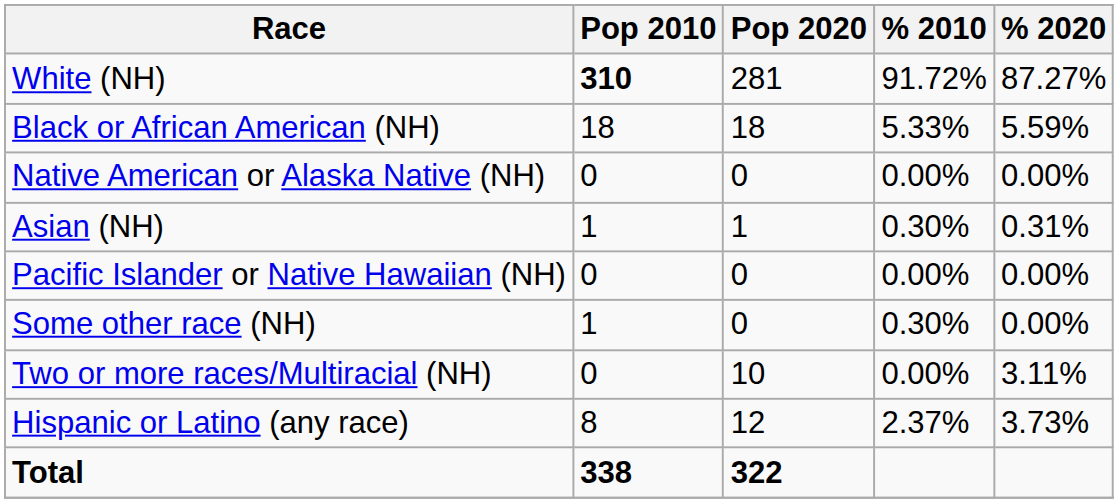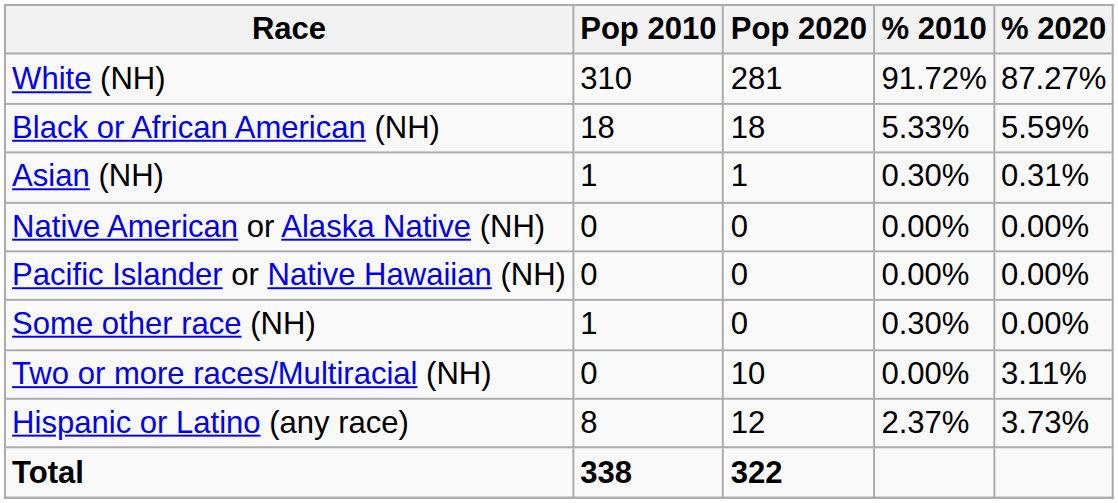(606, 78) bold -> (606, 78) normal
rows swapped: (279, 176) <-> (88, 226)
